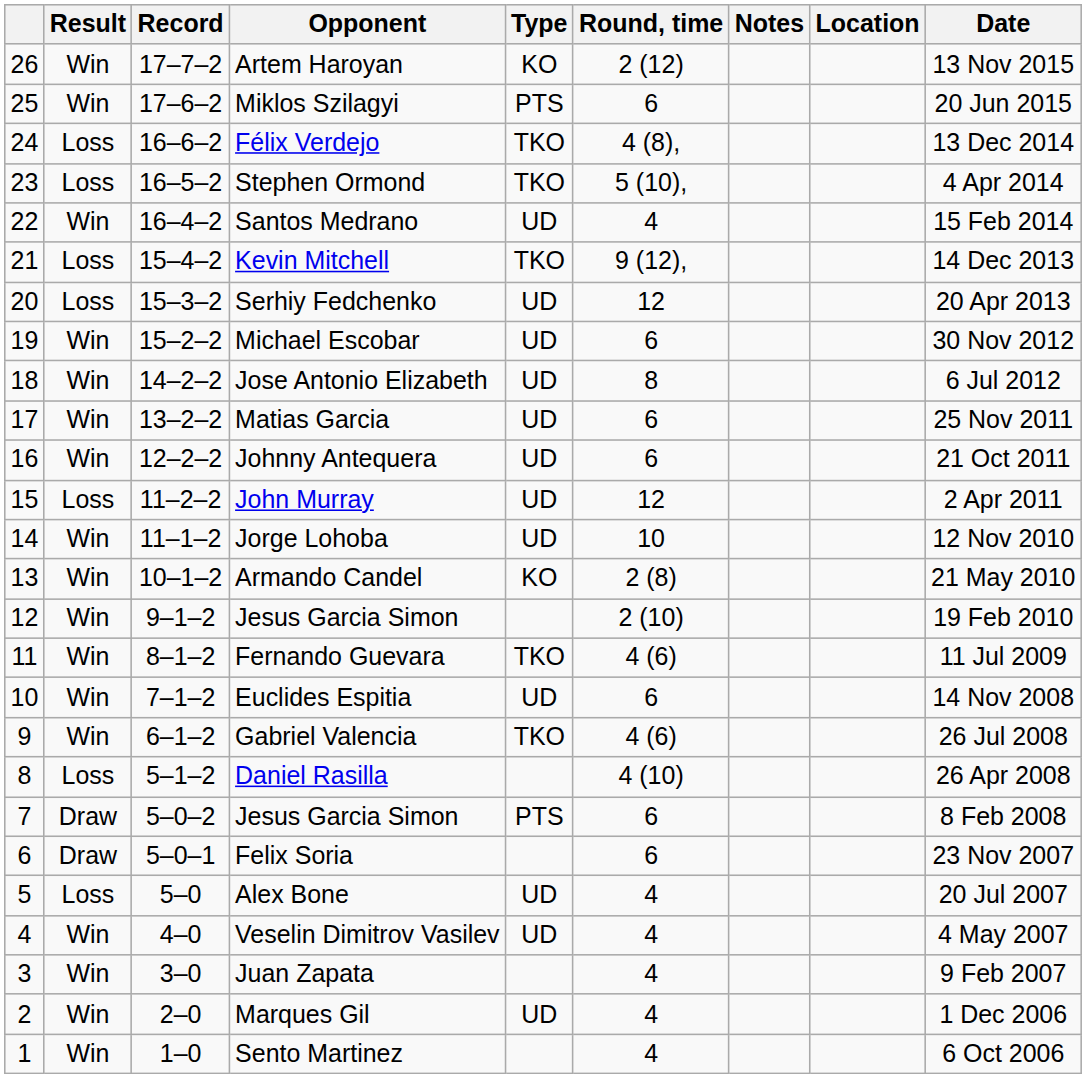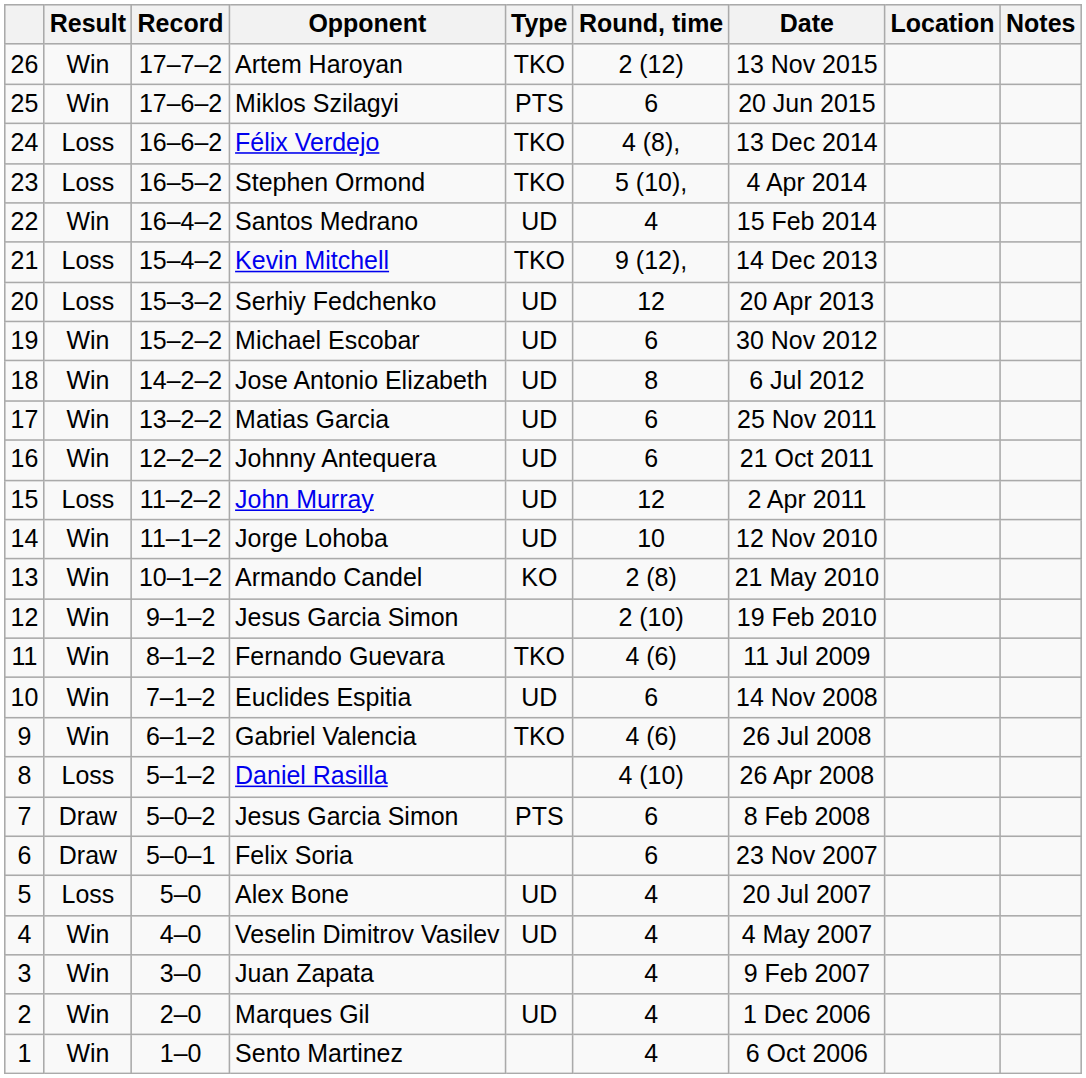columns swapped: (1003, 24) <-> (769, 24)
(539, 63) KO -> (539, 63) TKO
